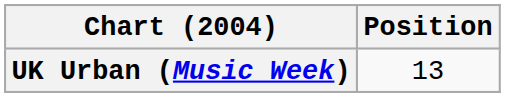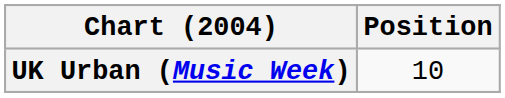(428, 71) 13 -> (428, 71) 10
